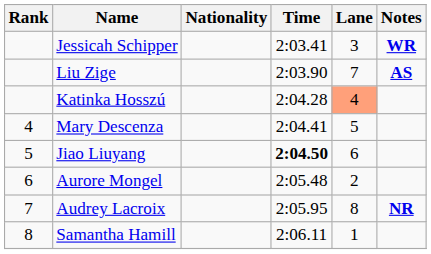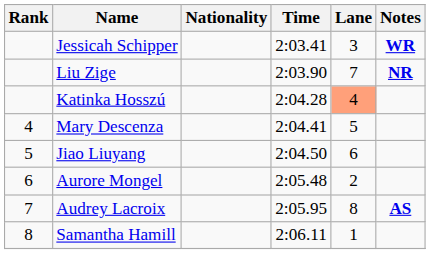(401, 72) AS -> (400, 72) NR
(302, 153) bold -> (301, 153) normal
(401, 208) NR -> (400, 208) AS
